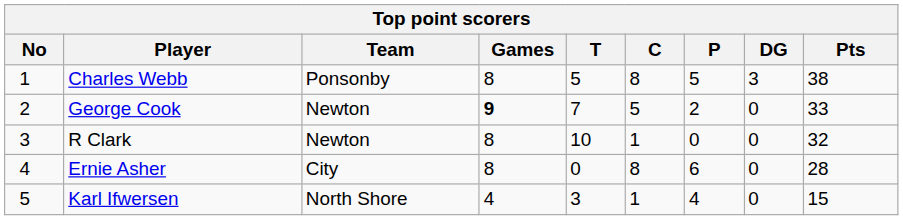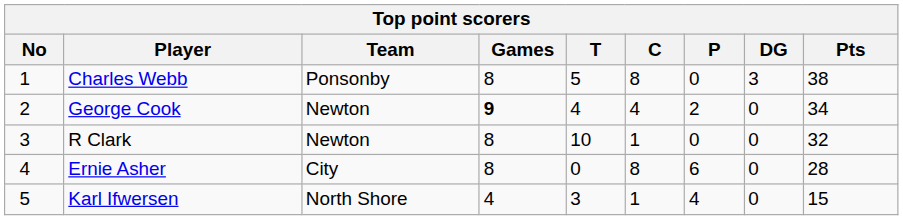(694, 79) 5 -> (694, 79) 0
(575, 109) 7 -> (575, 109) 4
(635, 109) 5 -> (635, 109) 4
(818, 109) 33 -> (818, 109) 34
